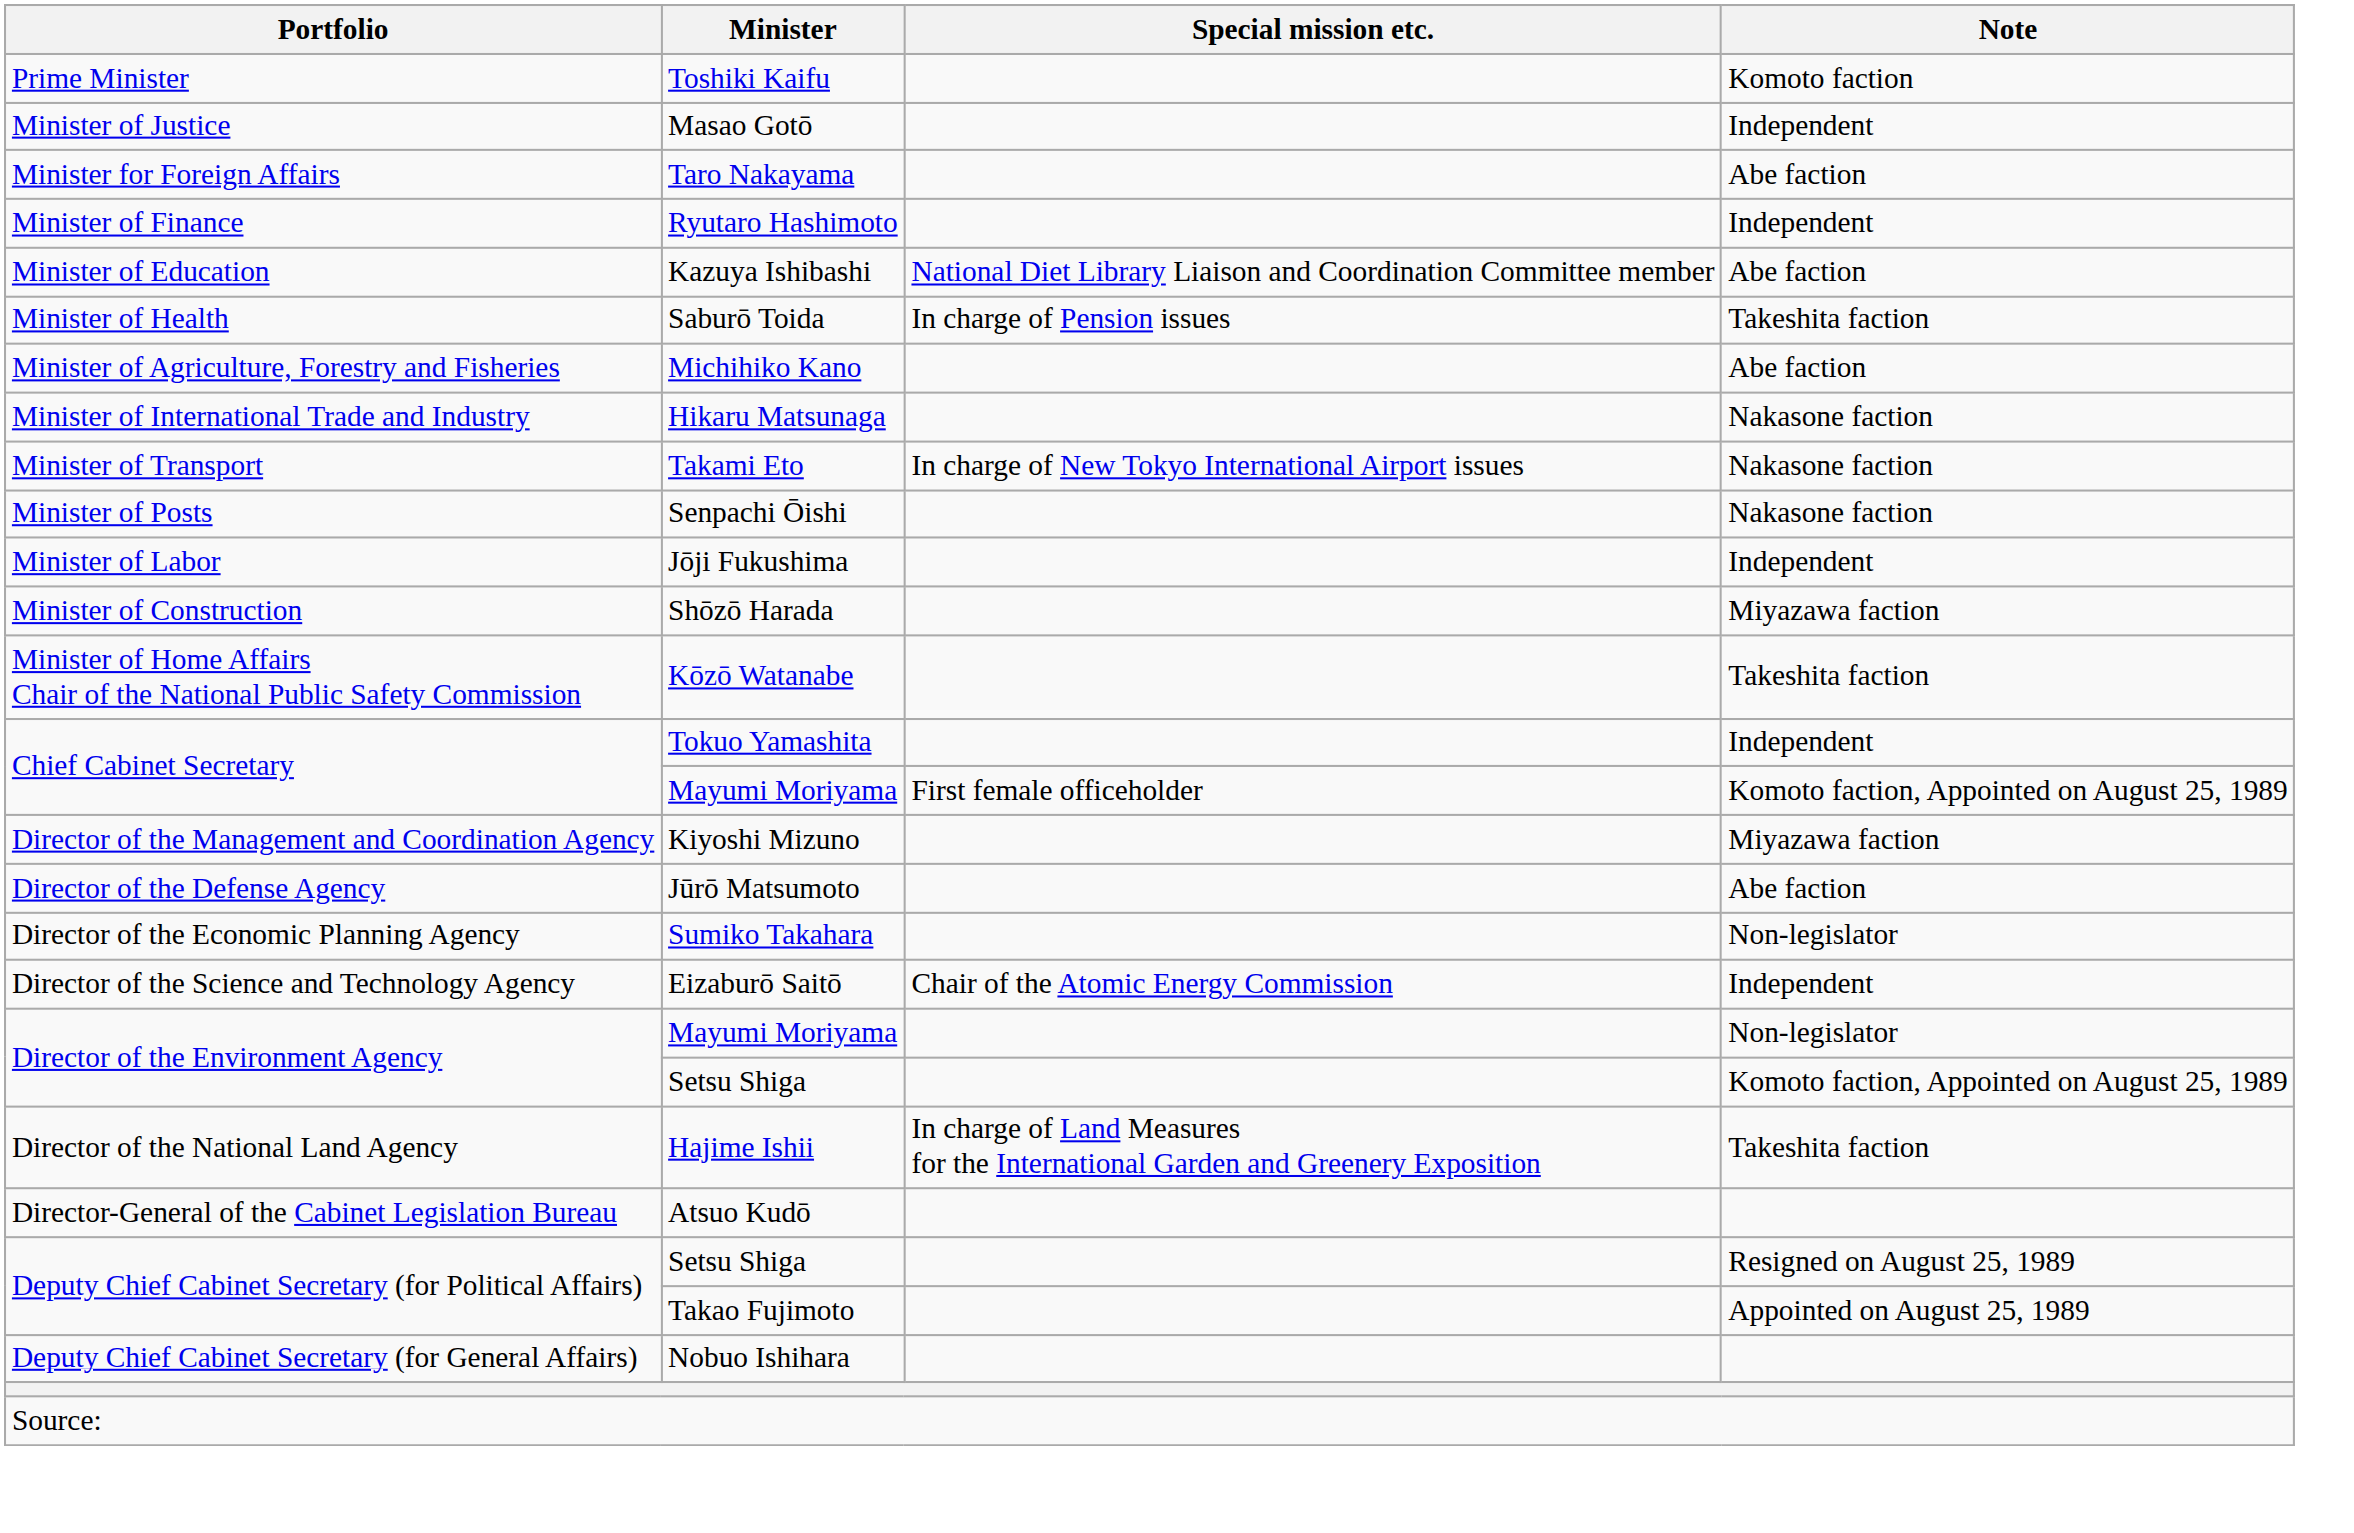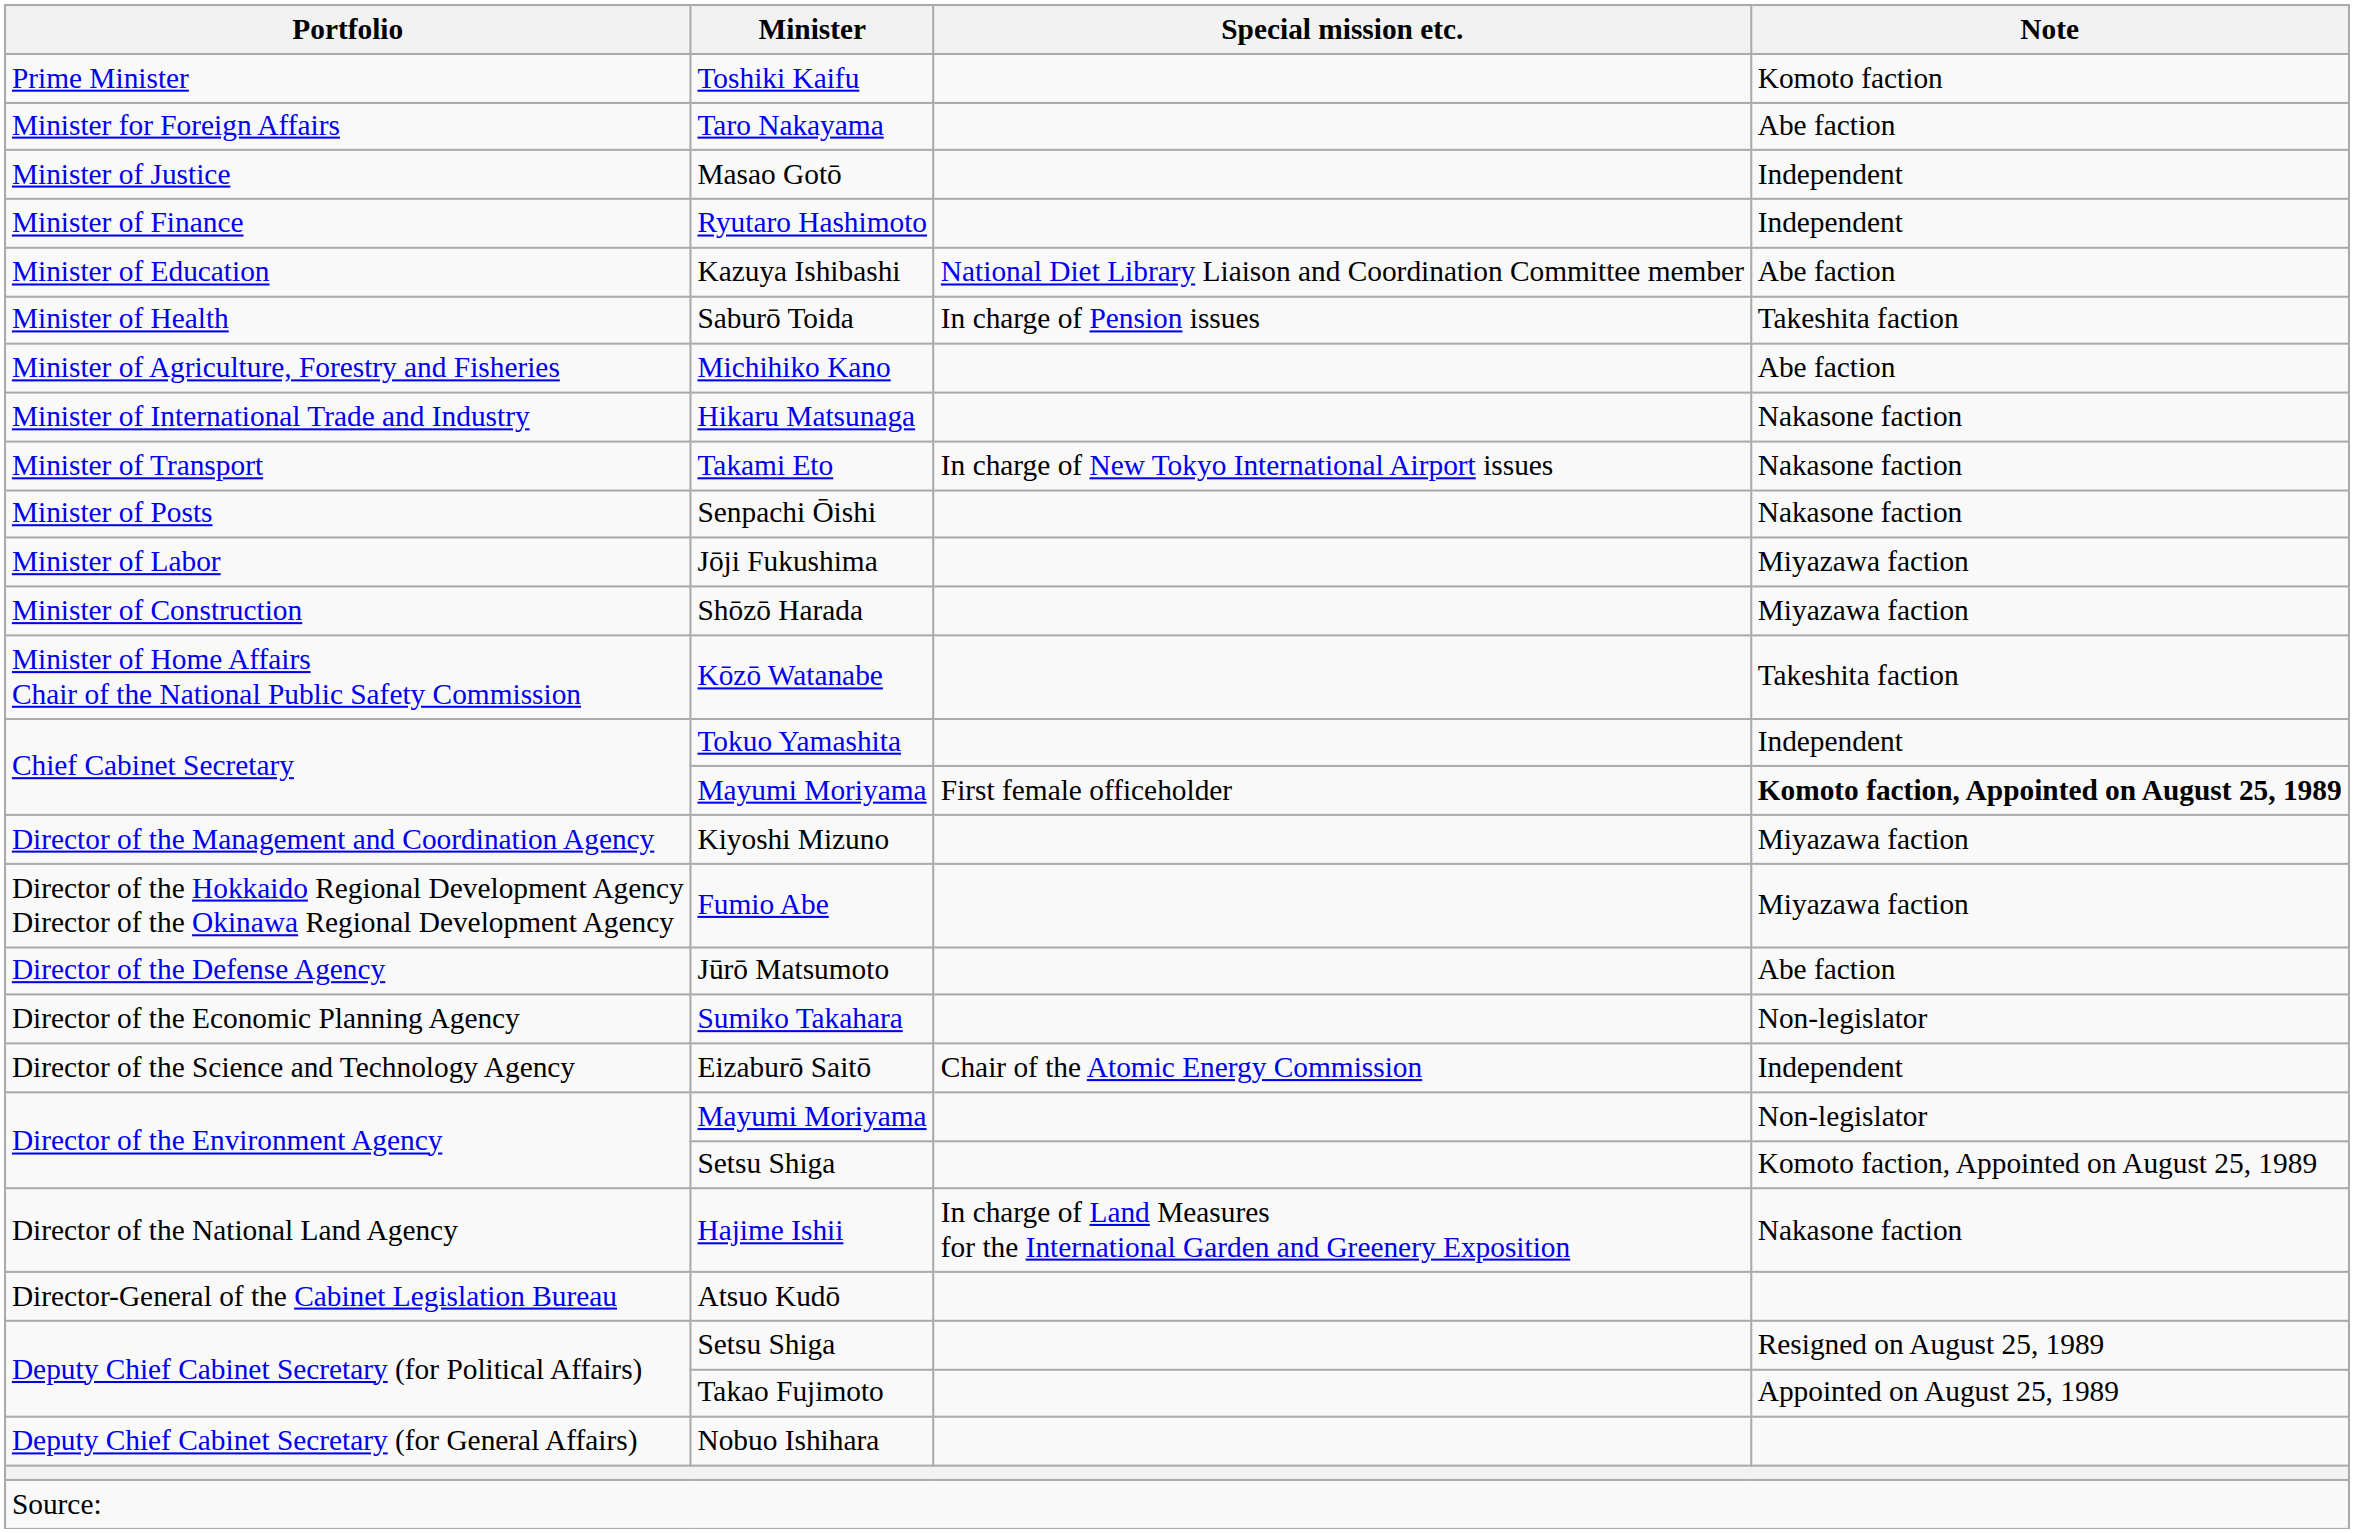rows swapped: (121, 126) <-> (176, 174)
(1801, 562) Independent -> (1863, 562) Miyazawa faction
(2008, 790) normal -> (2050, 790) bold
+ row: (348, 904)
(1829, 1147) Takeshita faction -> (1860, 1230) Nakasone faction
